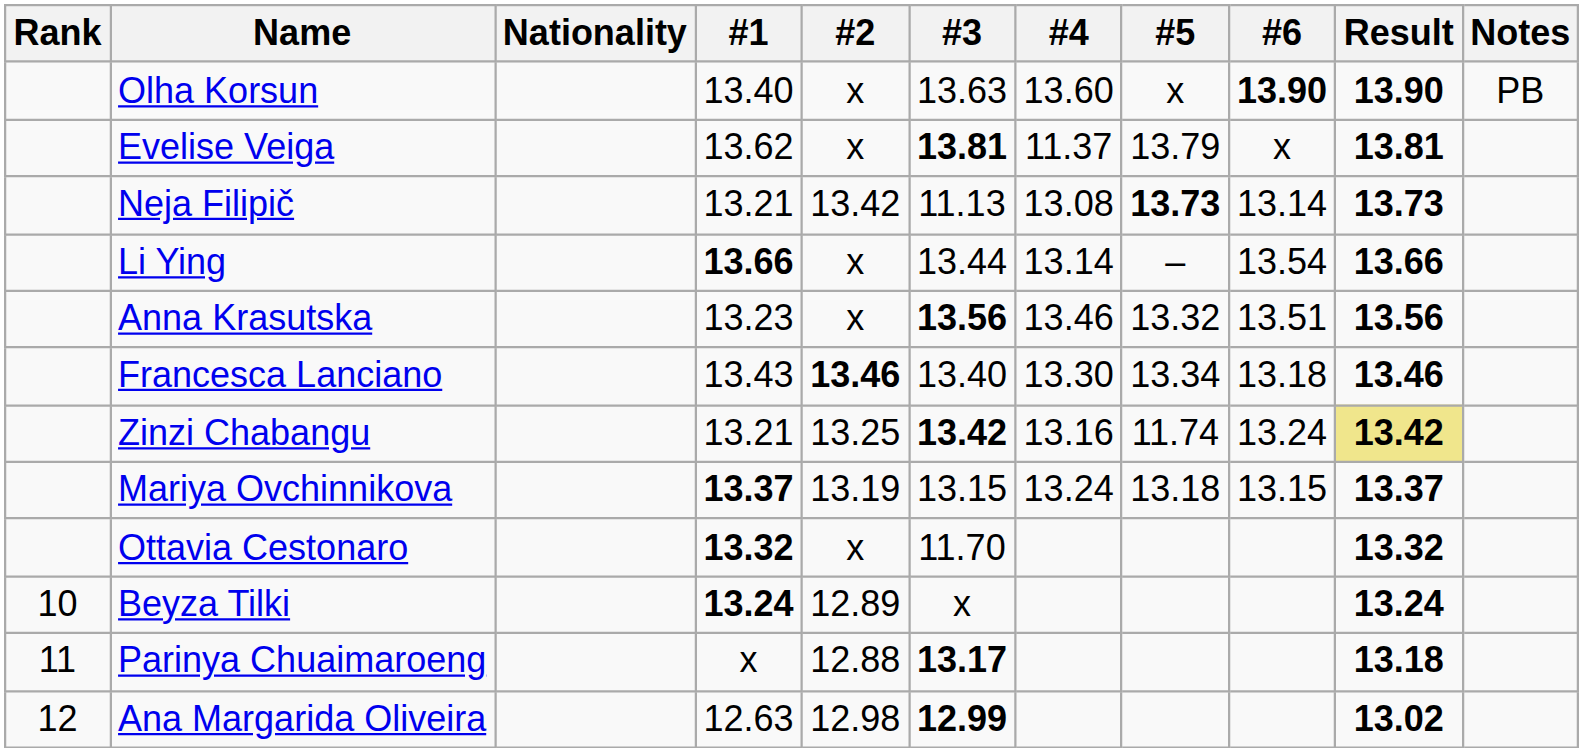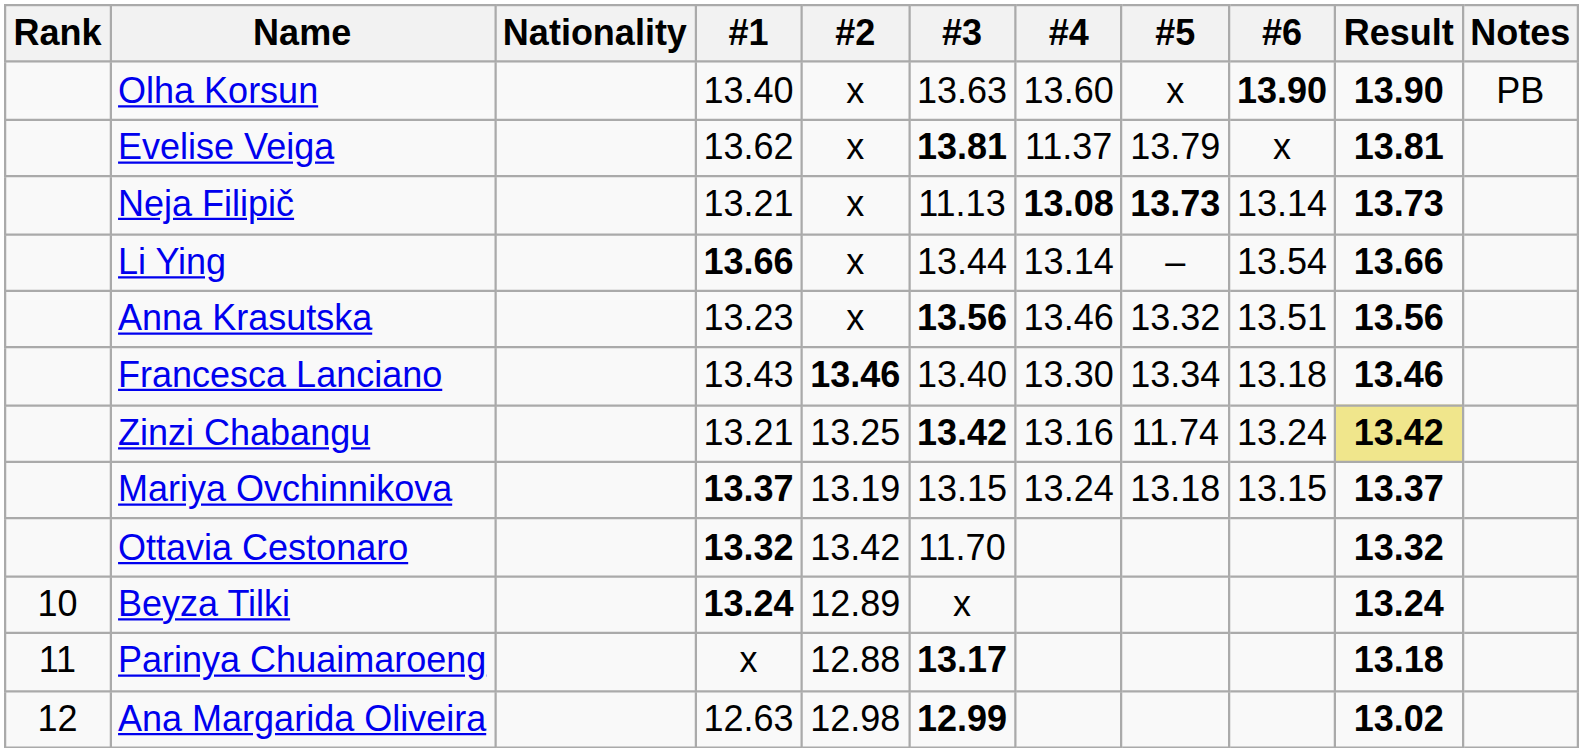(855, 204) 13.42 -> (855, 204) x
(1069, 204) normal -> (1069, 204) bold
(855, 546) x -> (855, 546) 13.42
